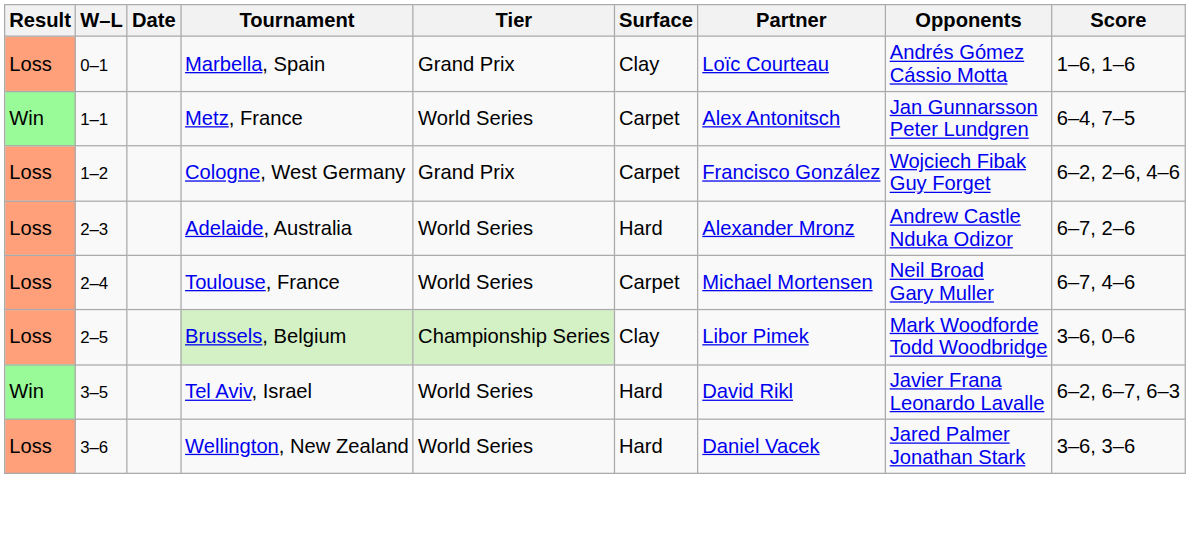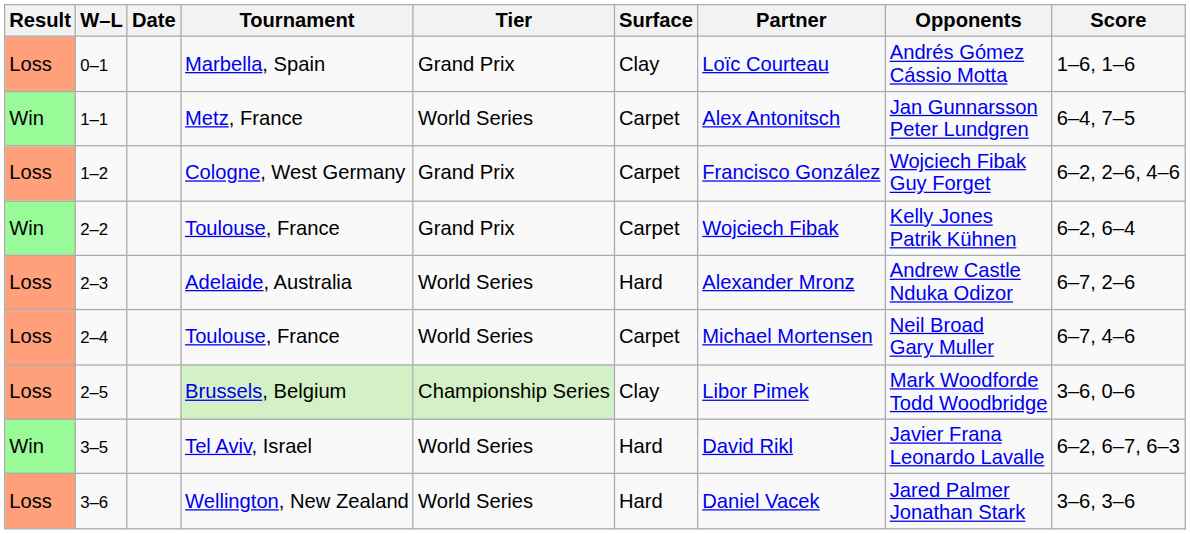+ row: (94, 229)
